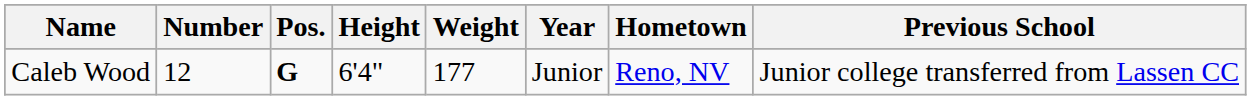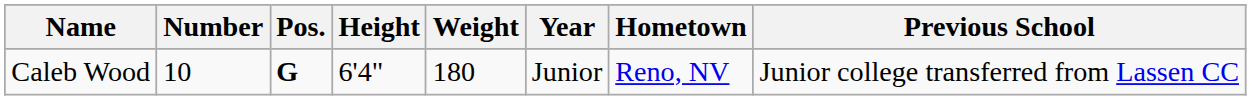(177, 71) 12 -> (177, 71) 10
(454, 71) 177 -> (454, 71) 180
